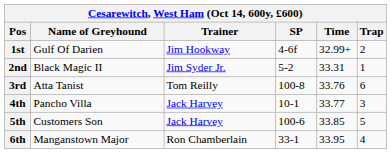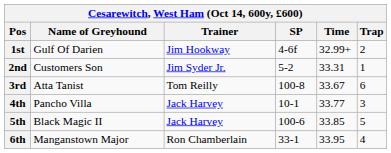(68, 67) Black Magic II -> (68, 67) Customers Son
(332, 85) 33.76 -> (332, 85) 33.67
(68, 121) Customers Son -> (68, 121) Black Magic II
